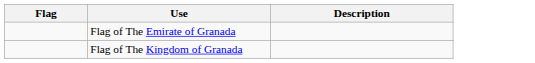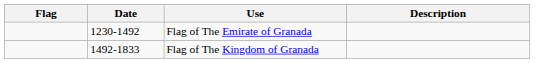+ column: (126, 13)
